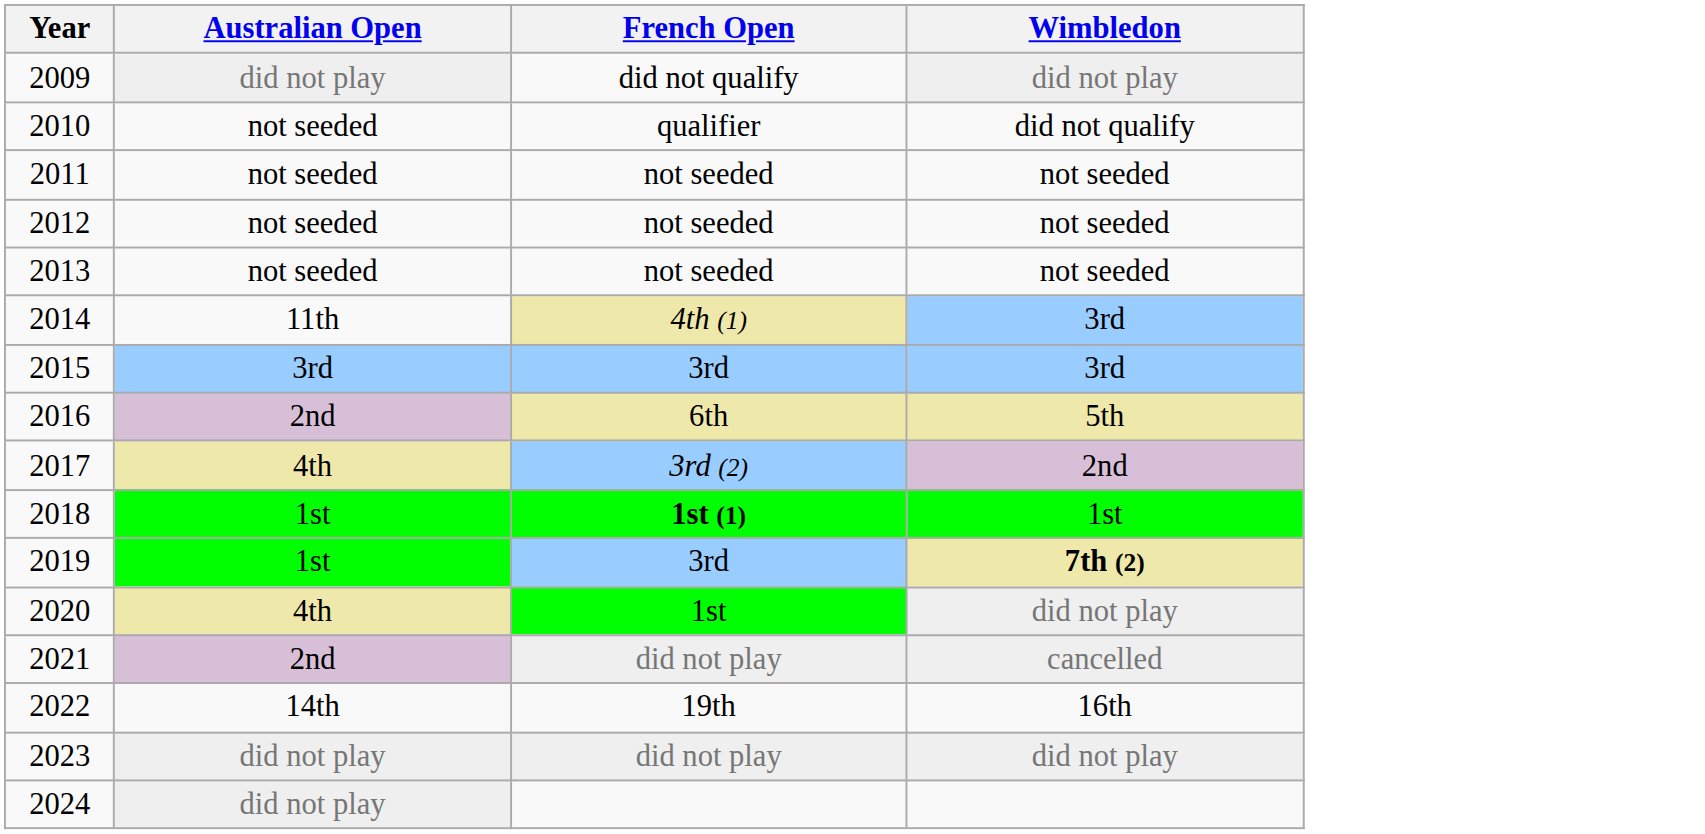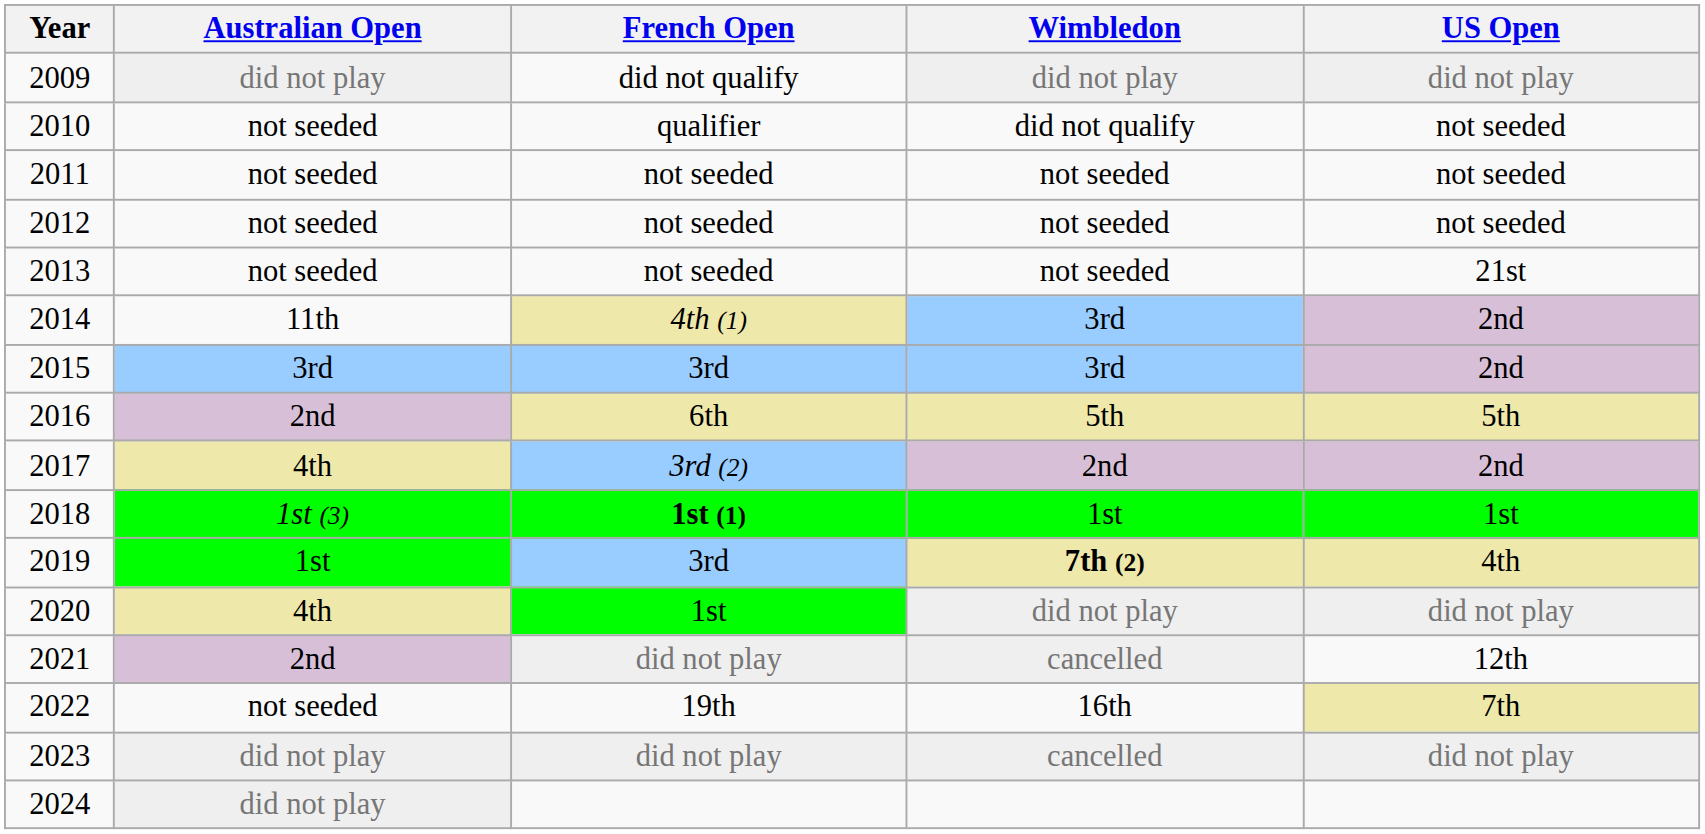+ column: (1501, 28)
(313, 513) 1st -> (313, 513) 1st (3)
(313, 707) 14th -> (313, 707) not seeded
(1105, 755) did not play -> (1105, 755) cancelled
